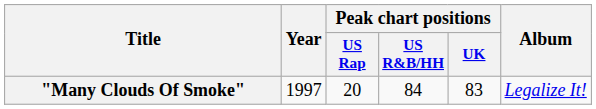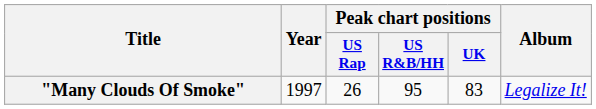(352, 90) 20 -> (352, 90) 26
(413, 90) 84 -> (413, 90) 95
